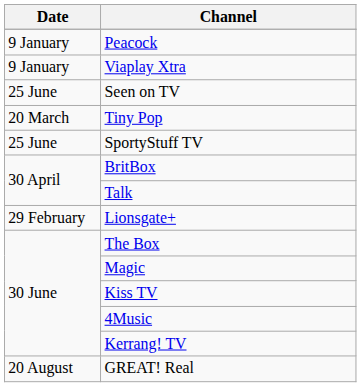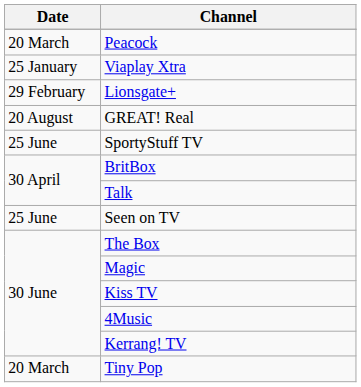(39, 42) 9 January -> (39, 42) 20 March
(39, 67) 9 January -> (43, 67) 25 January
rows swapped: (140, 218) <-> (142, 92)
rows swapped: (134, 117) <-> (149, 368)
